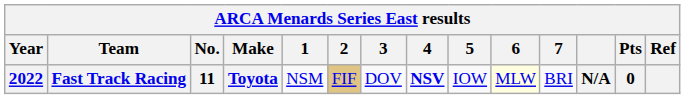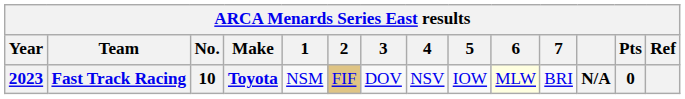(26, 78) 2022 -> (26, 78) 2023
(207, 78) 11 -> (207, 78) 10
(427, 78) bold -> (427, 78) normal
